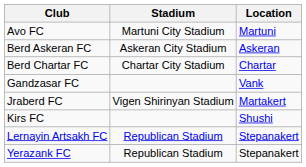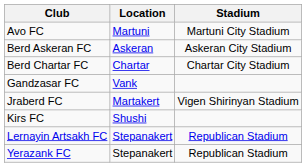columns swapped: (269, 14) <-> (173, 14)
